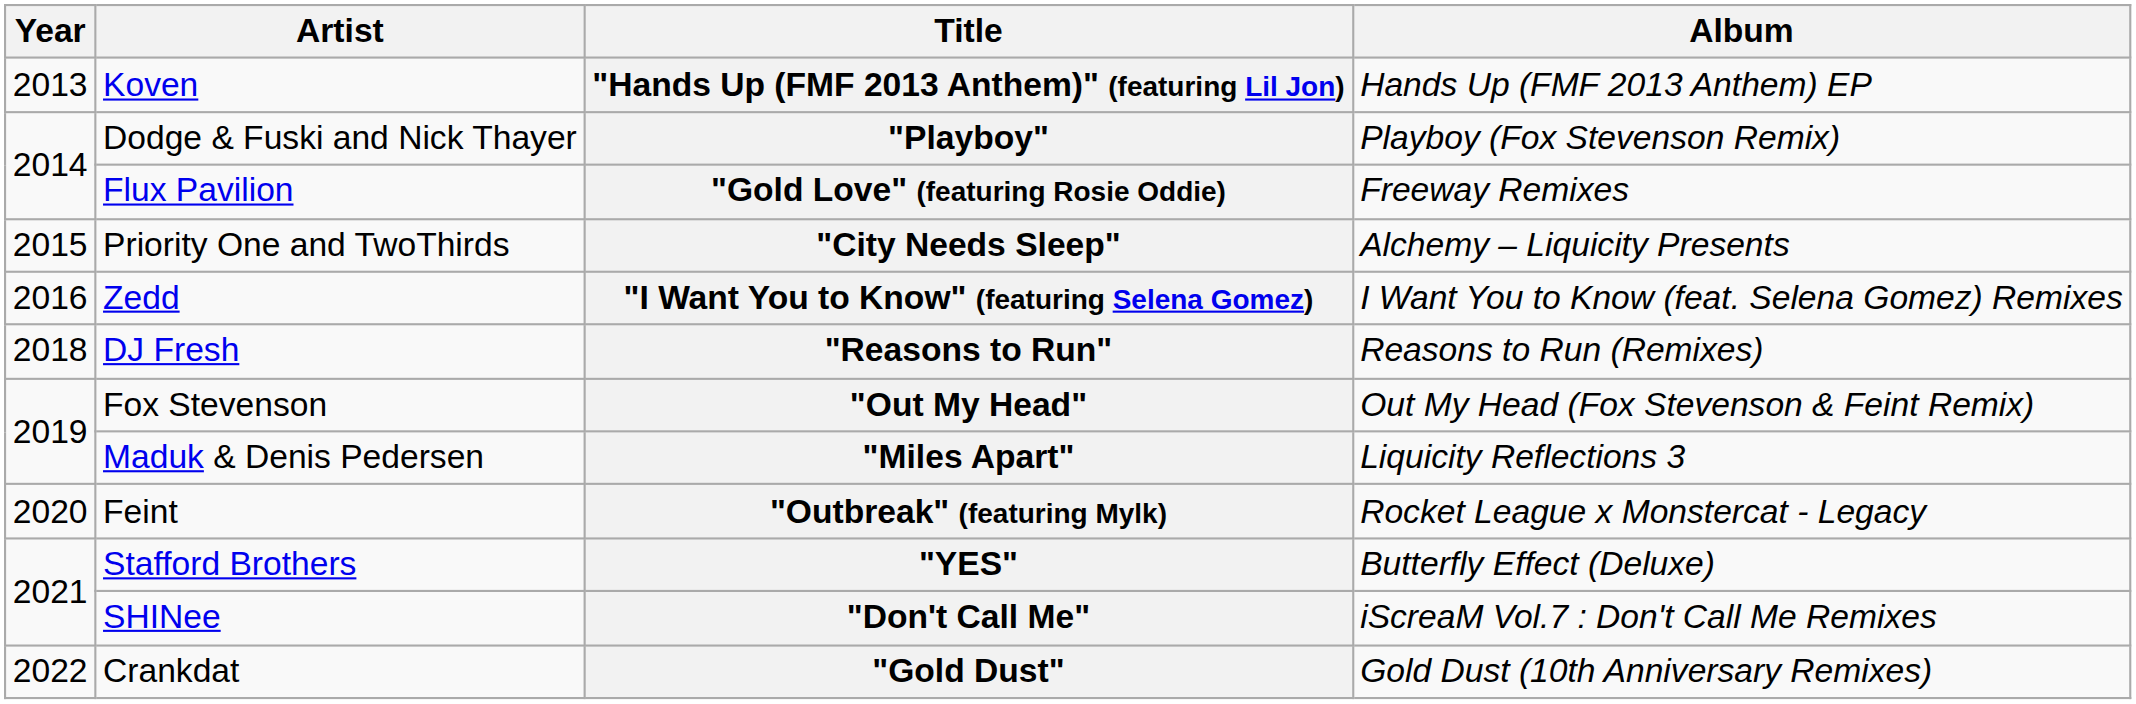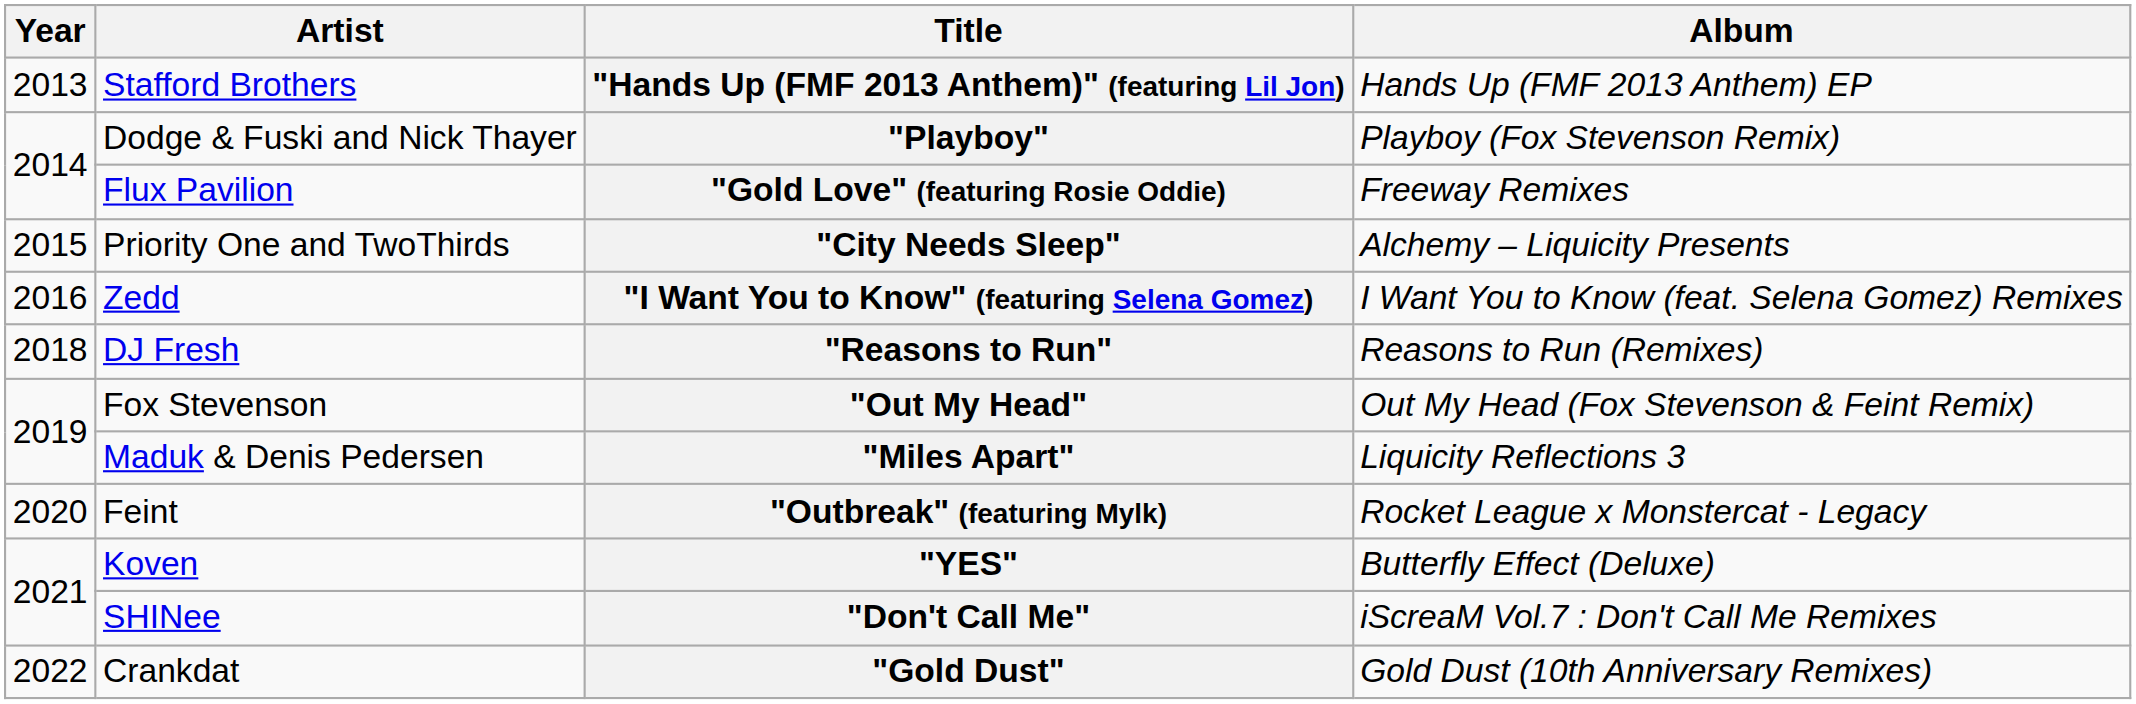(151, 84) Koven -> (230, 84) Stafford Brothers
(230, 564) Stafford Brothers -> (151, 564) Koven
